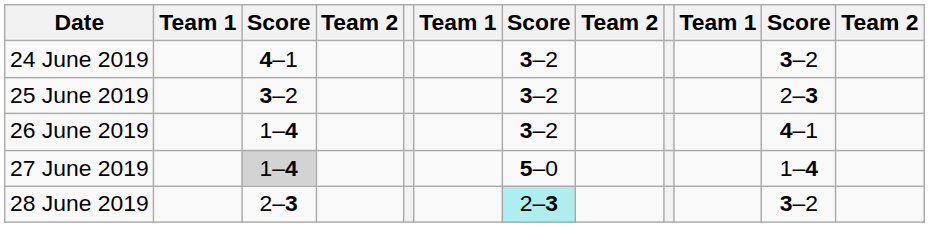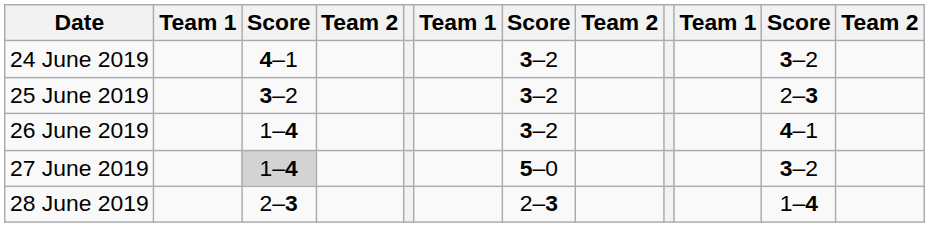(799, 167) 1–4 -> (799, 167) 3–2
(539, 204) paleturquoise background -> (539, 204) no background
(799, 204) 3–2 -> (799, 204) 1–4
